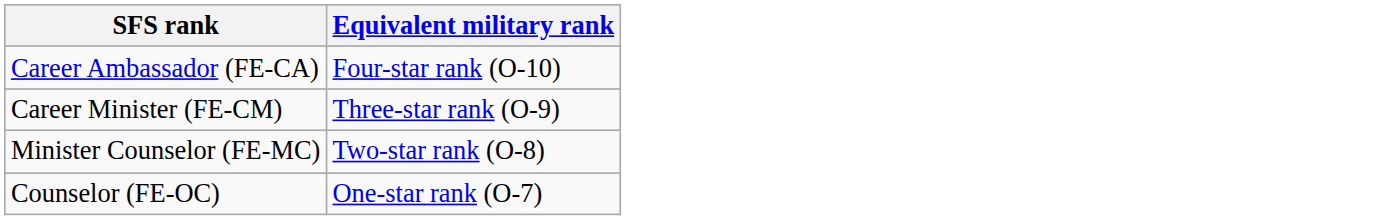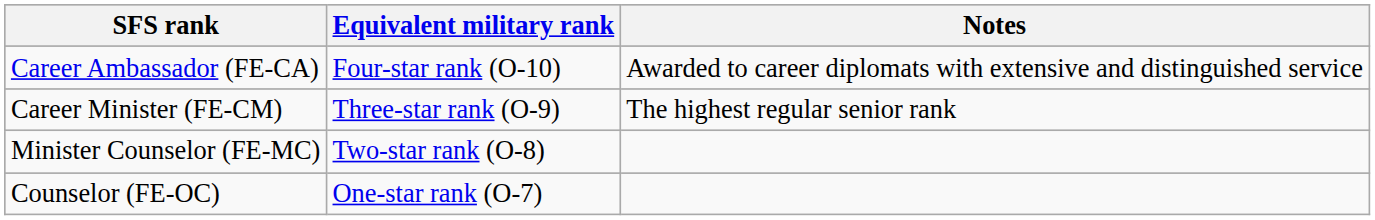+ column: (995, 25)
